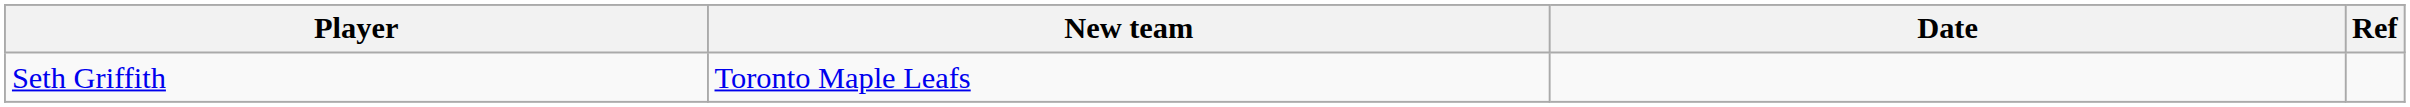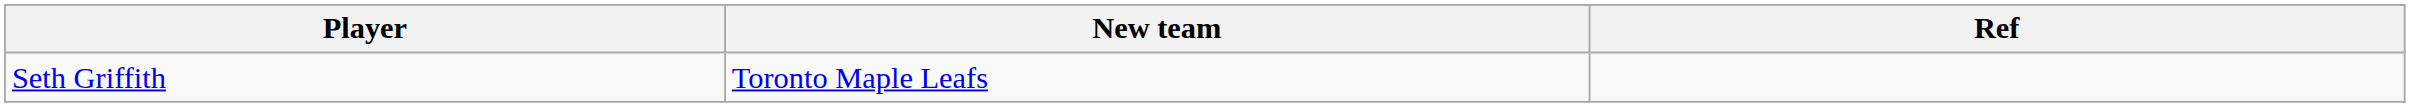- column: (1948, 28)
